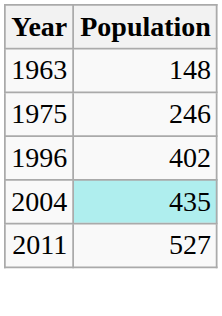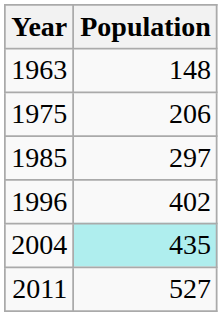(190, 114) 246 -> (190, 114) 206
+ row: (39, 157)
